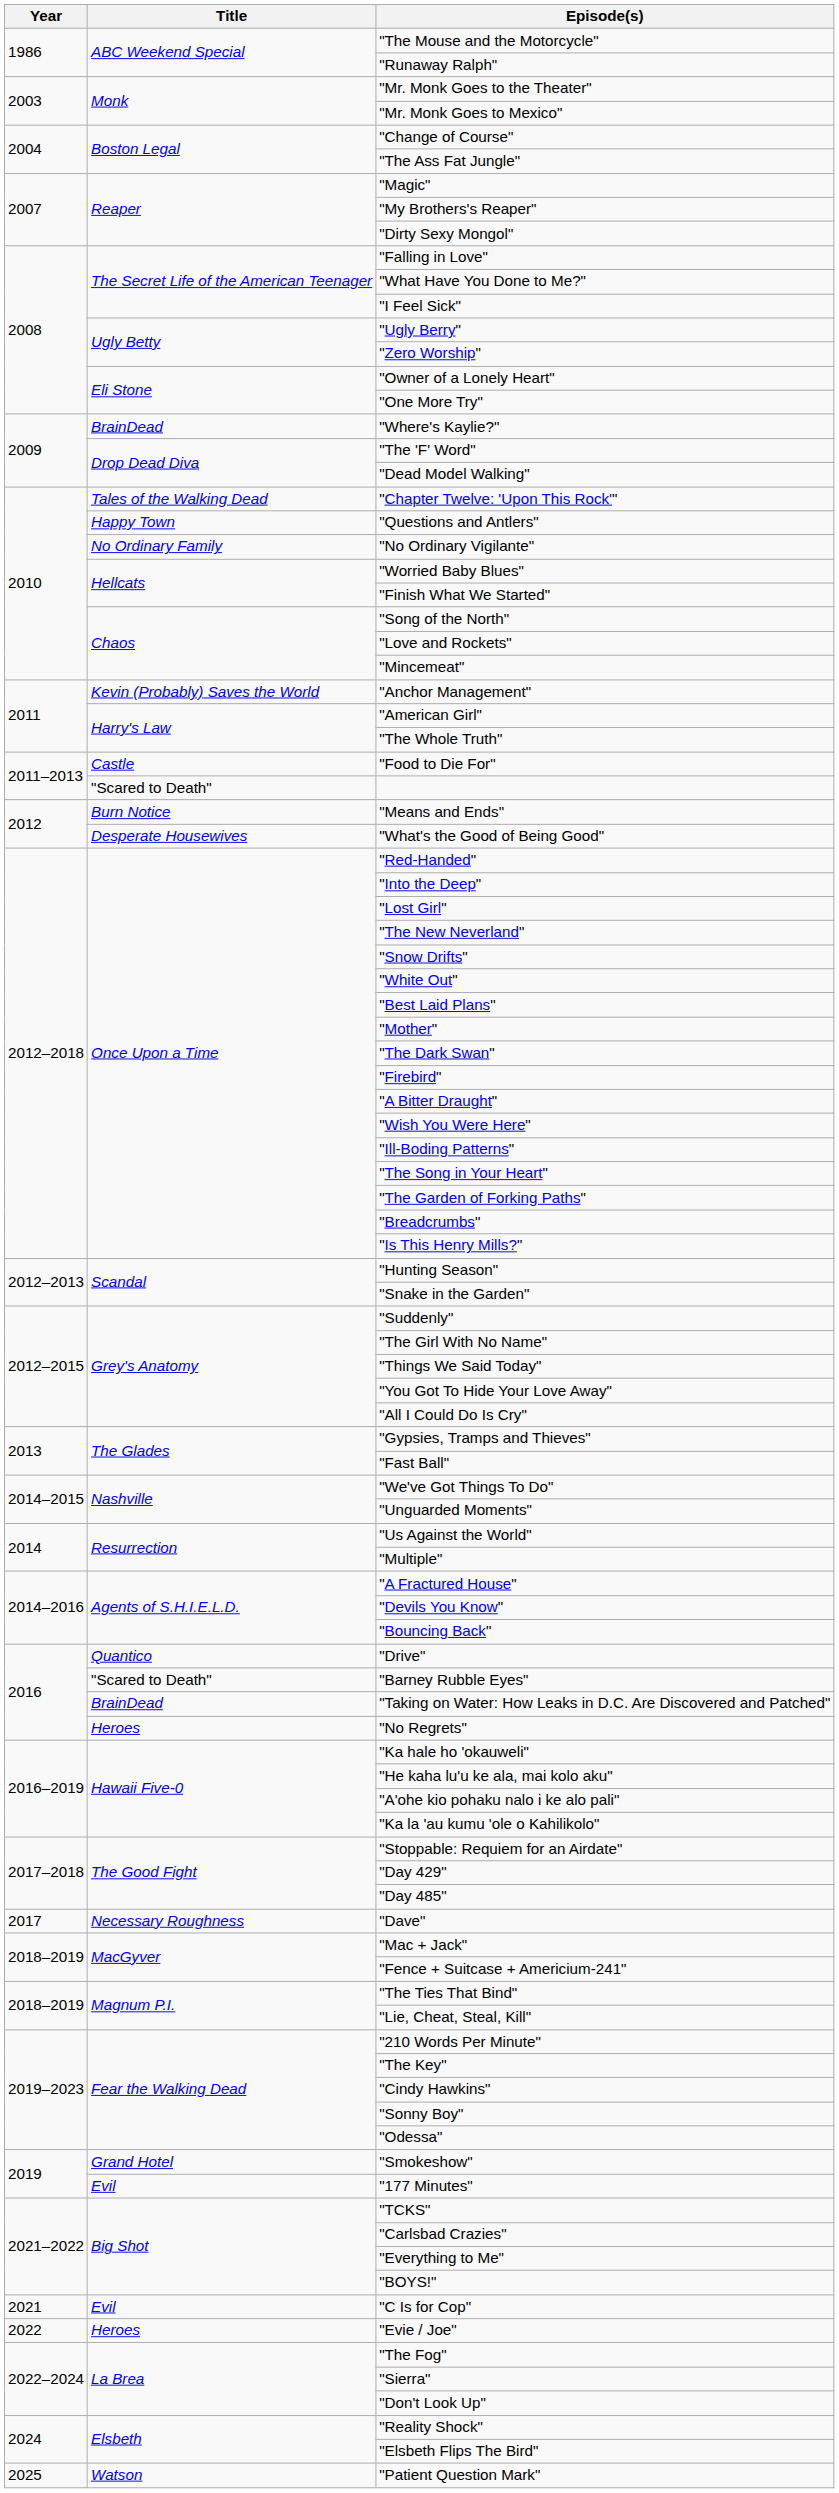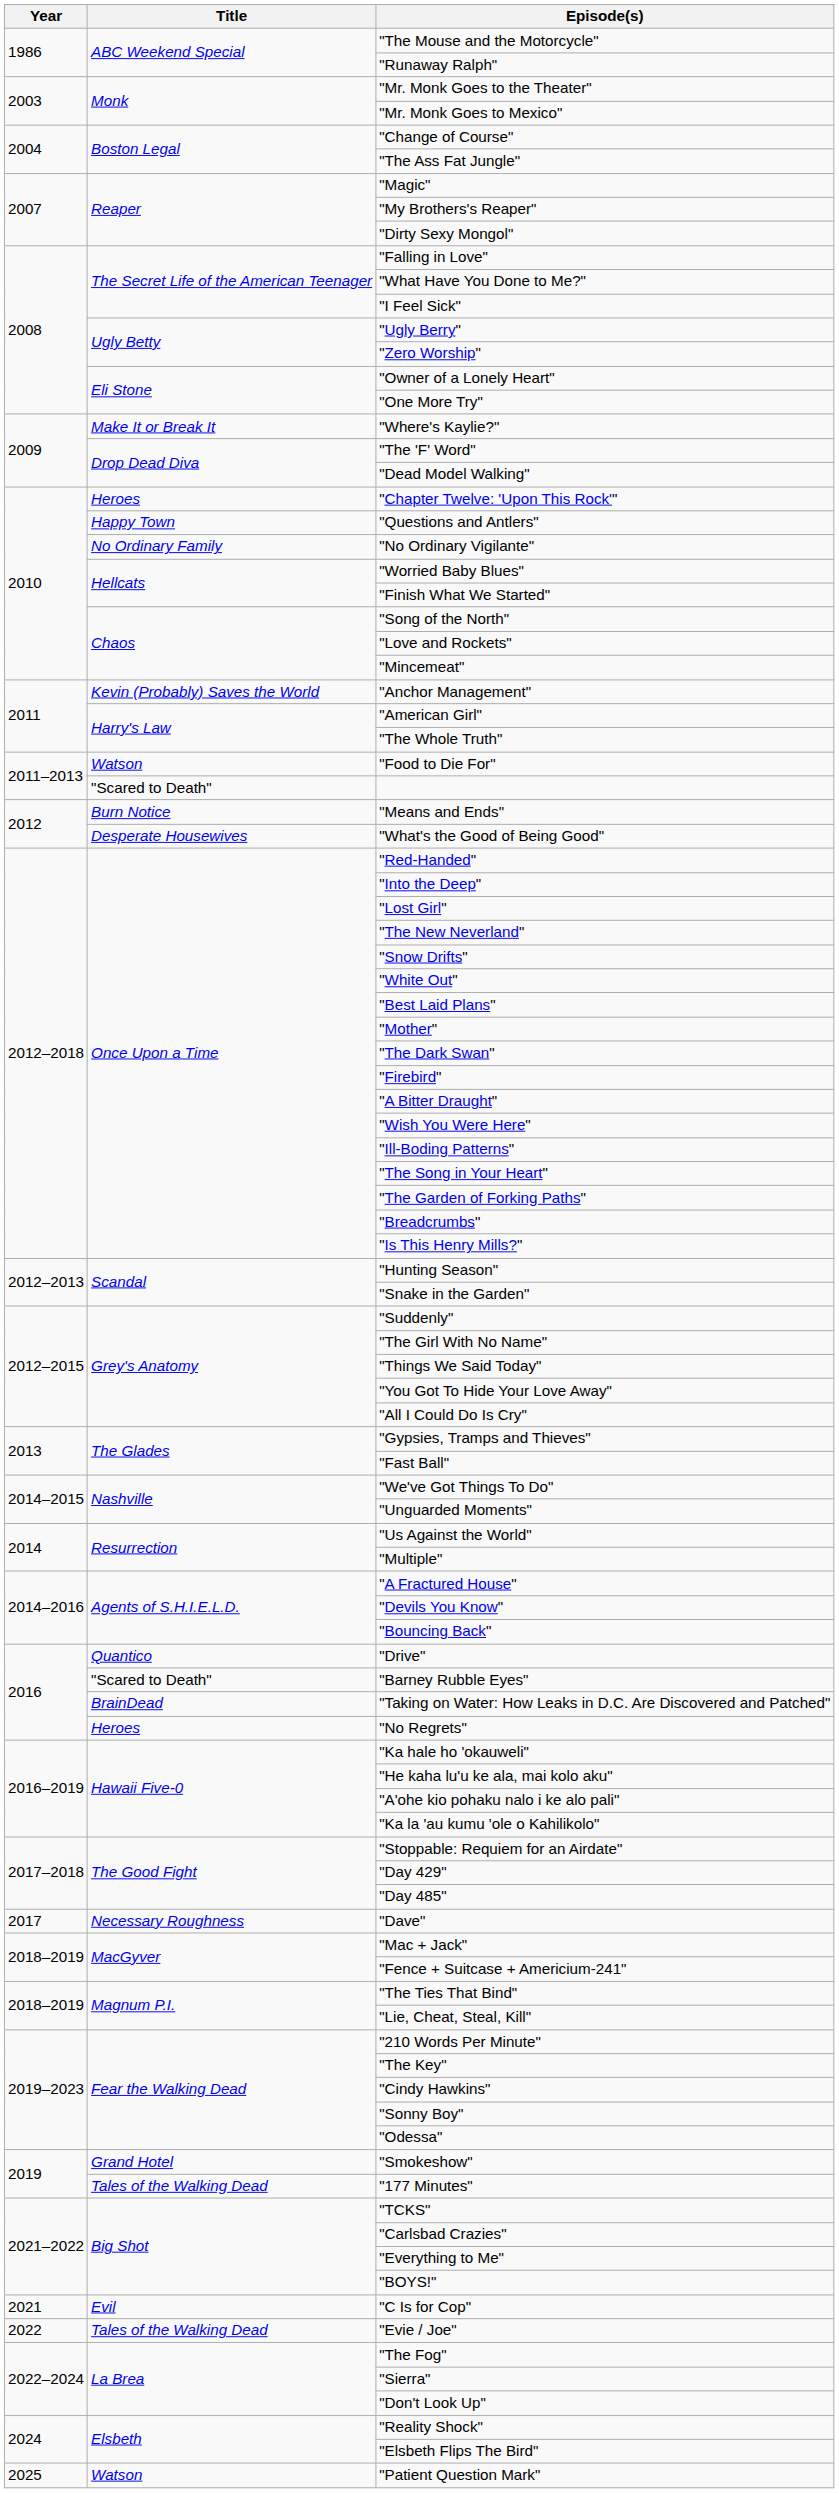(127, 426) BrainDead -> (153, 426) Make It or Break It
(179, 498) Tales of the Walking Dead -> (116, 498) Heroes
(113, 763) Castle -> (117, 763) Watson
(103, 2186) Evil -> (179, 2186) Tales of the Walking Dead
(116, 2330) Heroes -> (179, 2330) Tales of the Walking Dead
